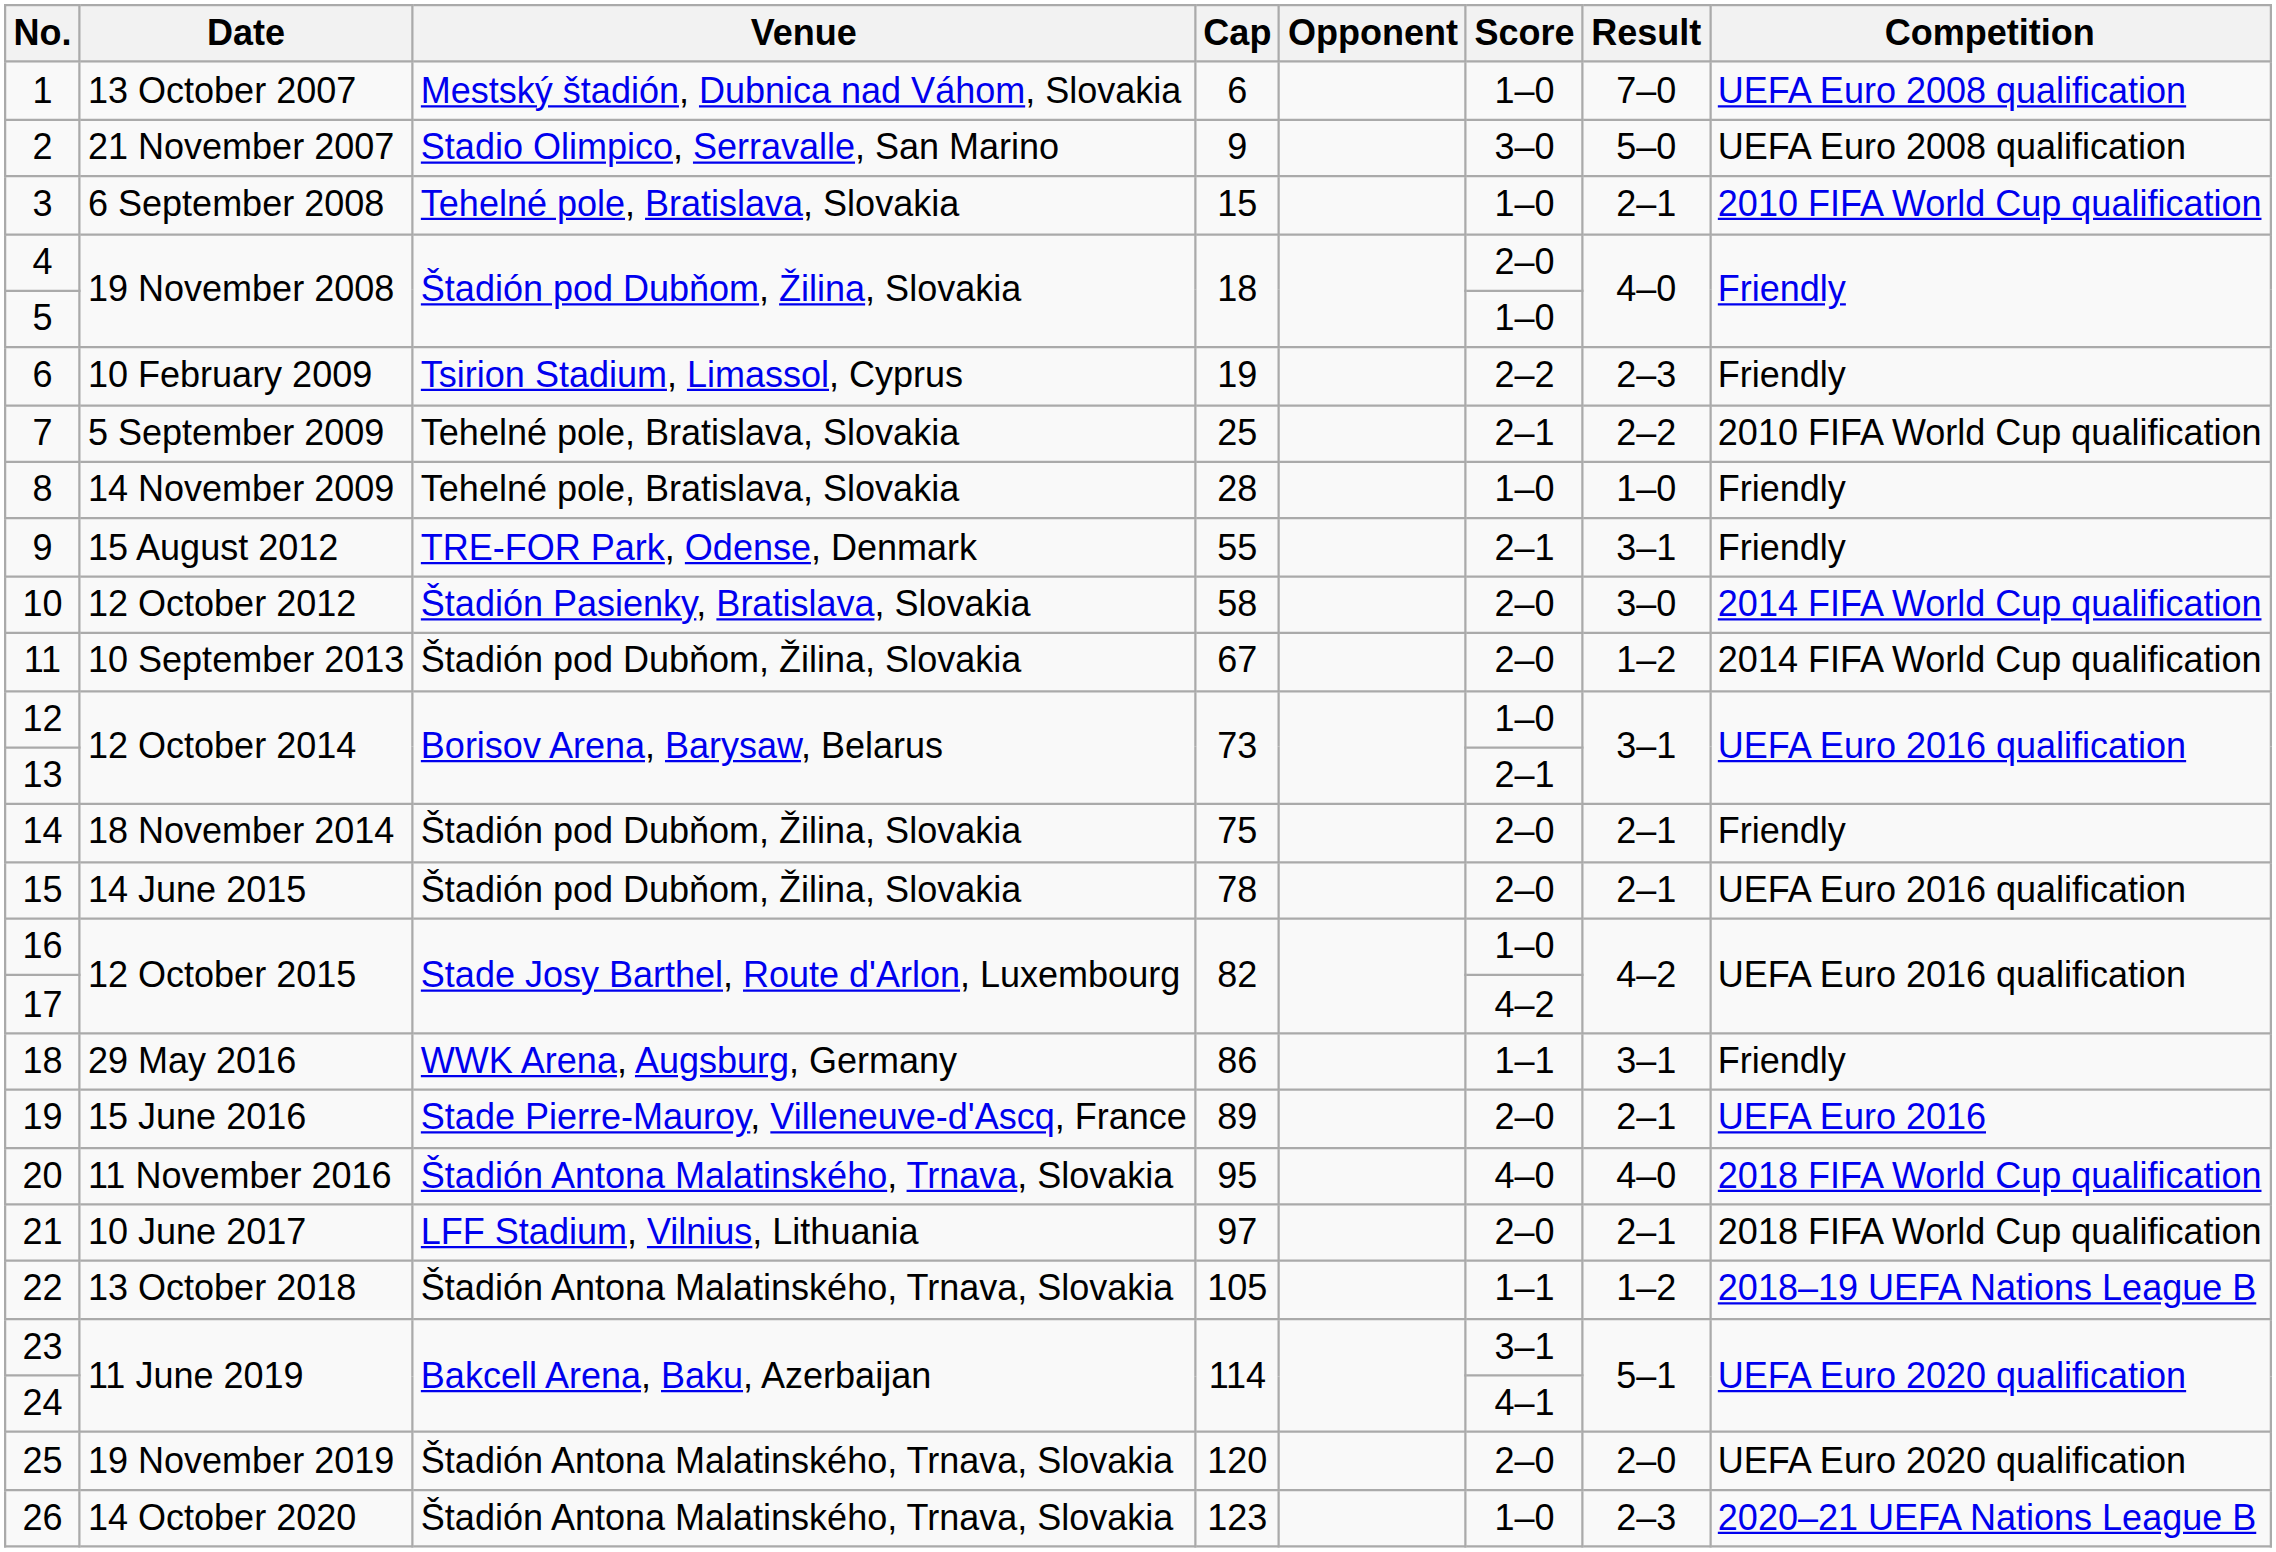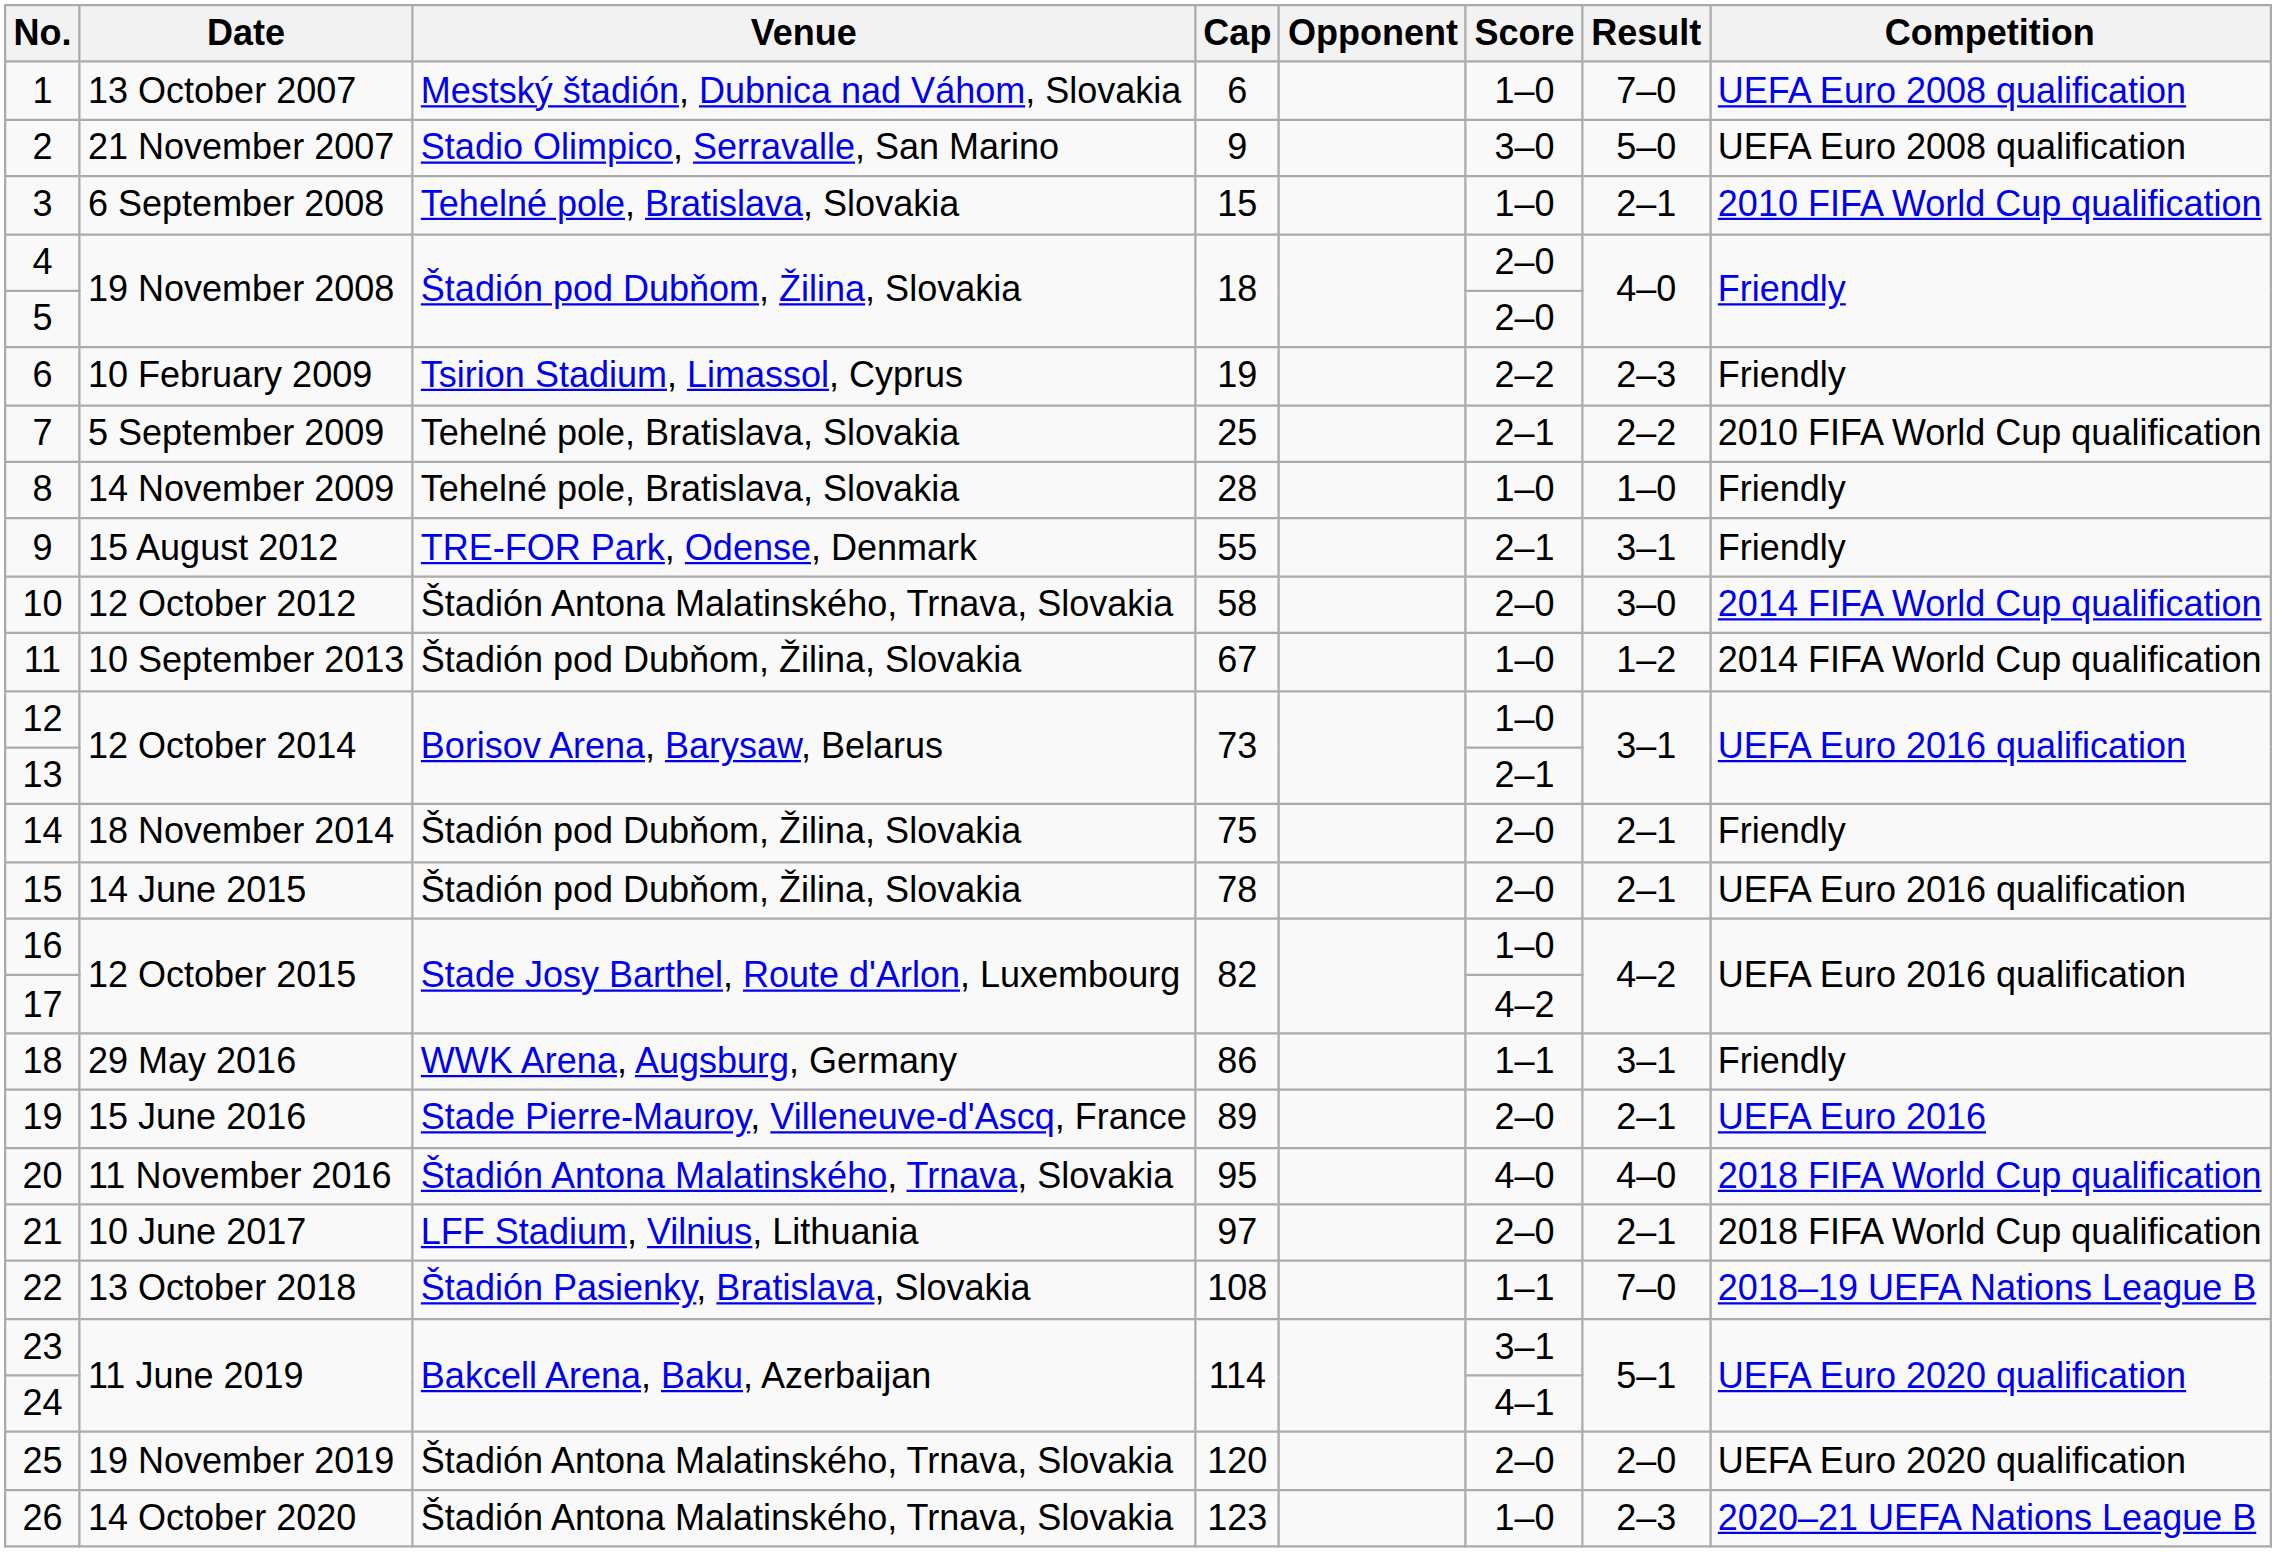(1525, 318) 1–0 -> (1525, 318) 2–0
(726, 603) Štadión Pasienky, Bratislava, Slovakia -> (797, 603) Štadión Antona Malatinského, Trnava, Slovakia
(1525, 661) 2–0 -> (1525, 661) 1–0
(797, 1289) Štadión Antona Malatinského, Trnava, Slovakia -> (726, 1289) Štadión Pasienky, Bratislava, Slovakia
(1237, 1289) 105 -> (1237, 1289) 108
(1646, 1289) 1–2 -> (1646, 1289) 7–0
